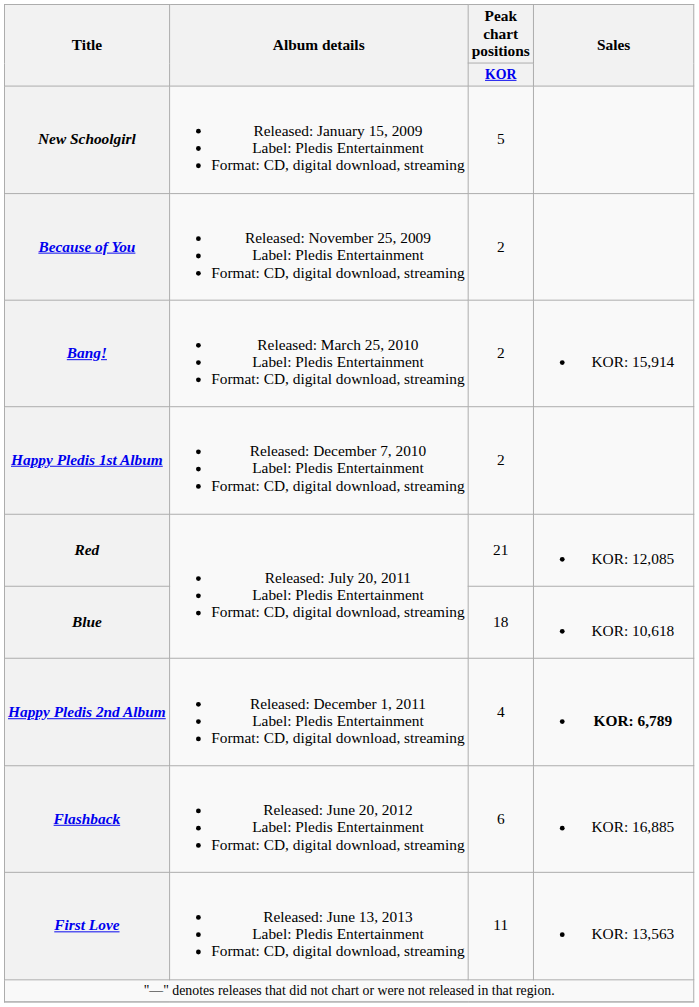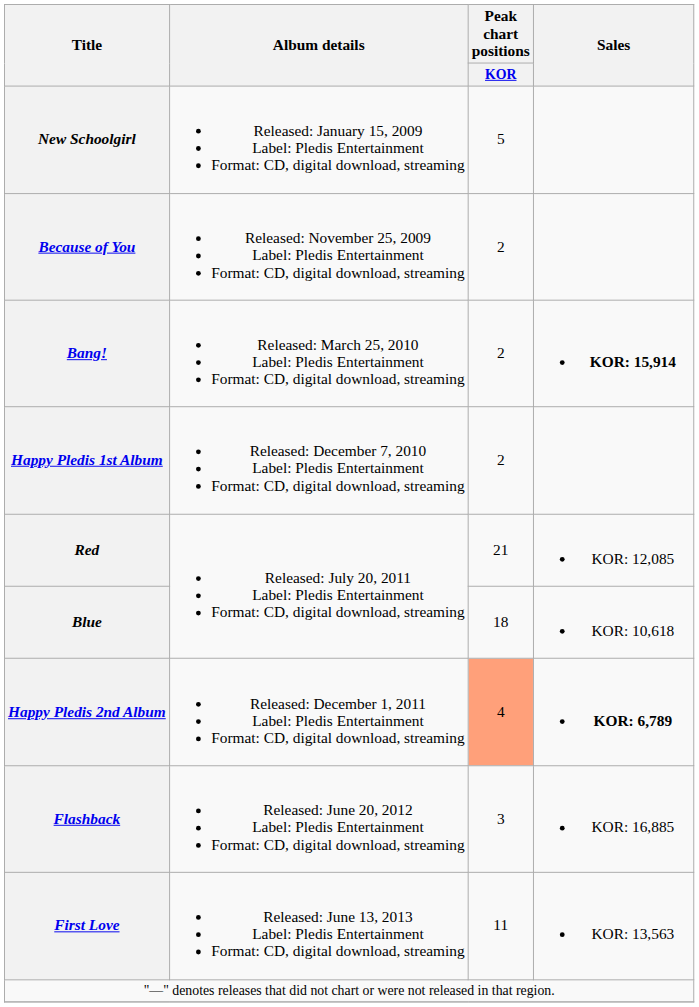(614, 362) normal -> (614, 362) bold
(501, 712) no background -> (501, 712) lightsalmon background
(501, 818) 6 -> (501, 818) 3
